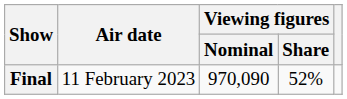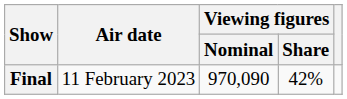(306, 79) 52% -> (306, 79) 42%
